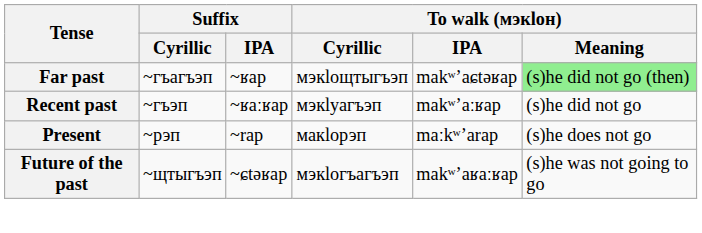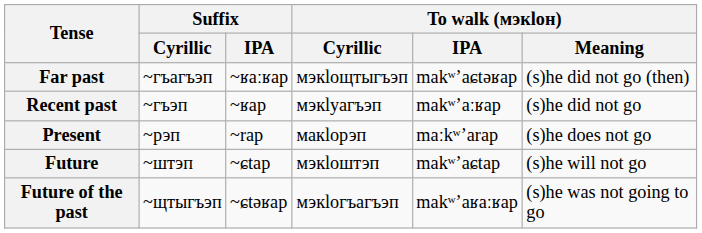(248, 76) ~ʁap -> (259, 76) ~ʁaːʁap
(608, 76) lightgreen background -> (608, 76) no background
(259, 105) ~ʁaːʁap -> (248, 105) ~ʁap
+ row: (72, 163)
